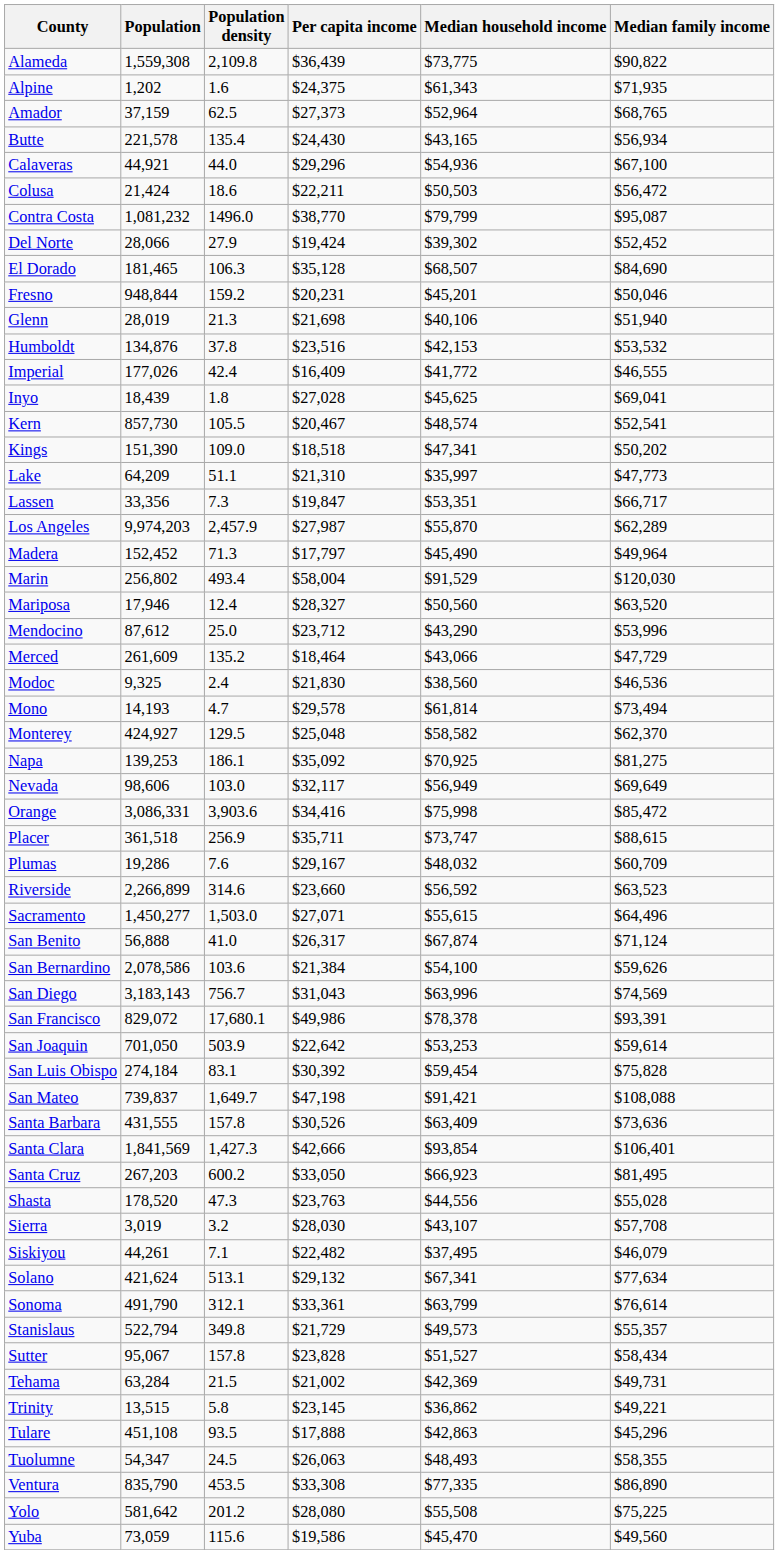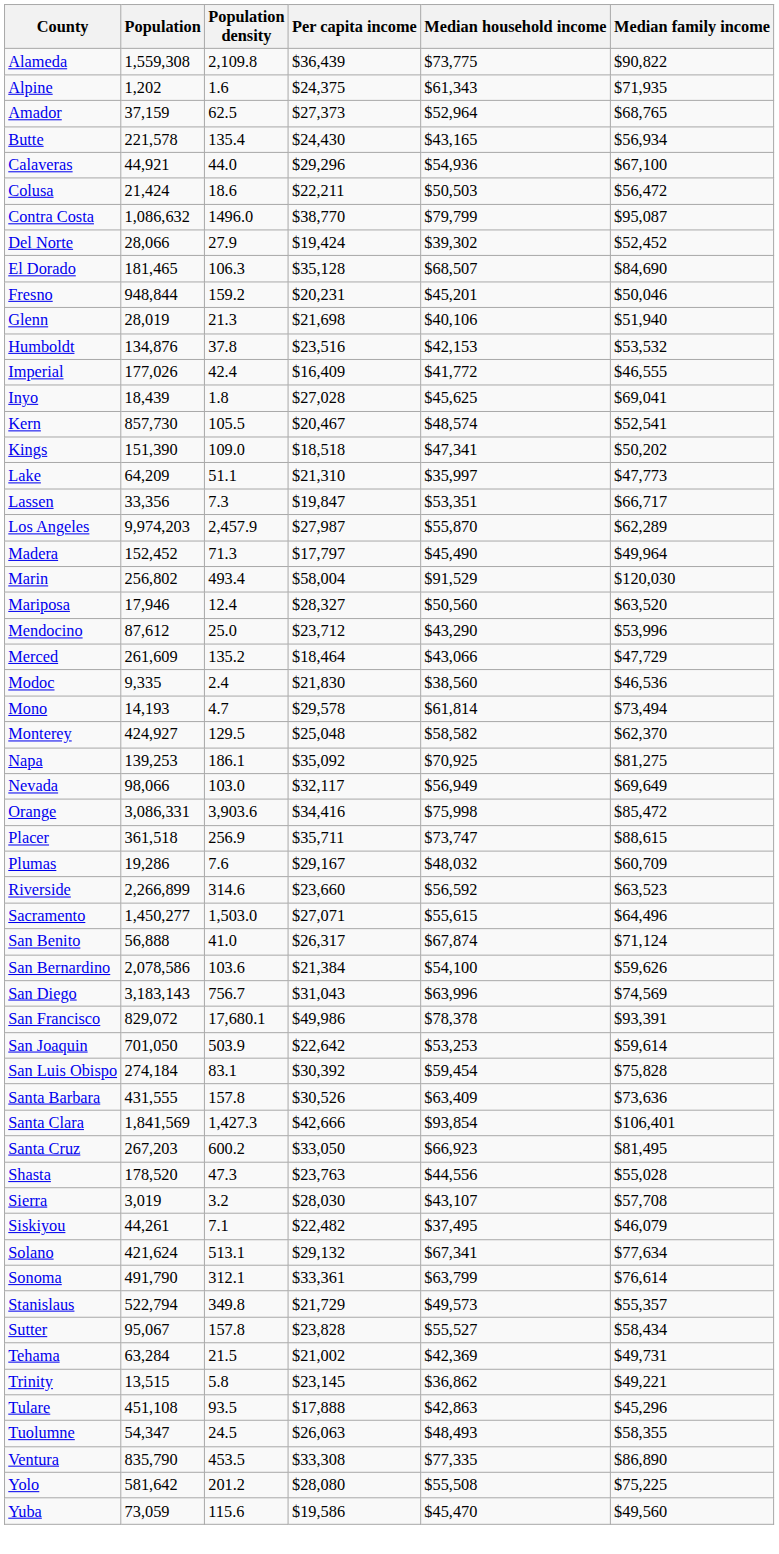(157, 216) 1,081,232 -> (157, 216) 1,086,632
(143, 682) 9,325 -> (143, 682) 9,335
(147, 786) 98,606 -> (147, 786) 98,066
- row: (43, 1096)
(451, 1355) $51,527 -> (451, 1329) $55,527
